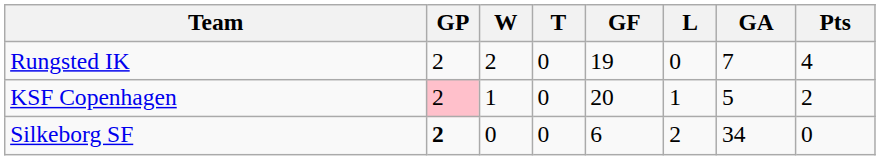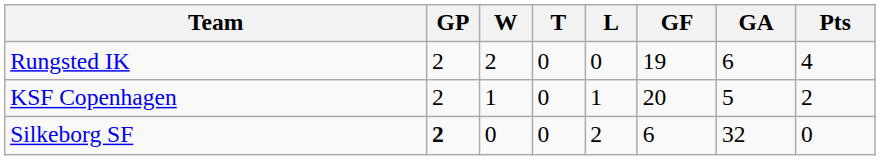columns swapped: (690, 23) <-> (624, 23)
(728, 60) 7 -> (728, 60) 6
(438, 97) pink background -> (438, 97) no background
(734, 135) 34 -> (734, 135) 32
